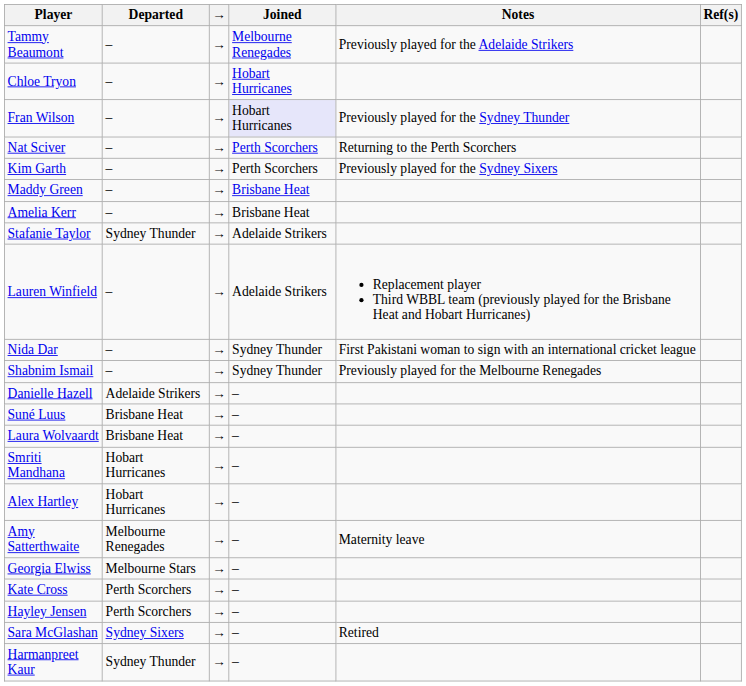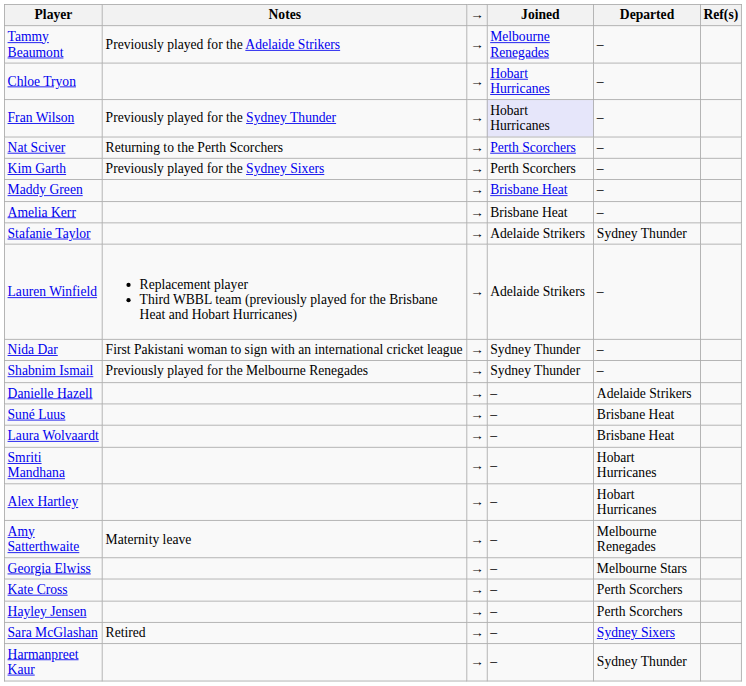columns swapped: (156, 15) <-> (518, 15)
